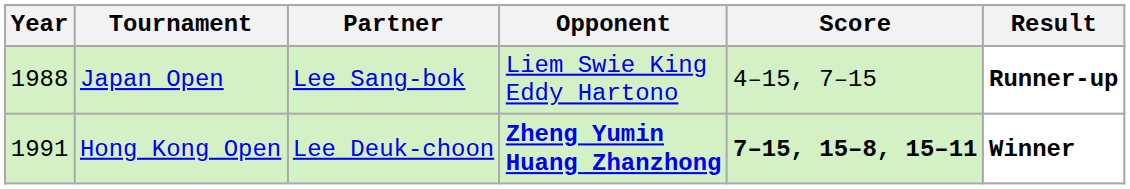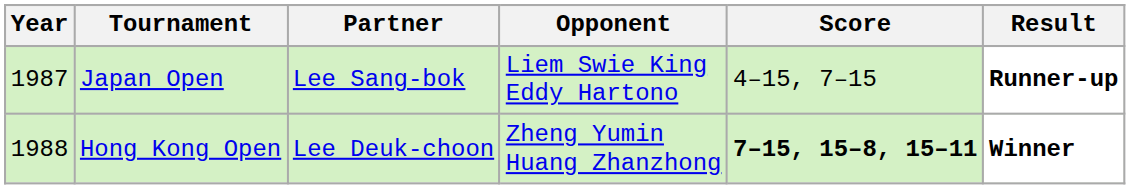(40, 80) 1988 -> (40, 80) 1987
(40, 149) 1991 -> (40, 149) 1988
(614, 149) bold -> (614, 149) normal
